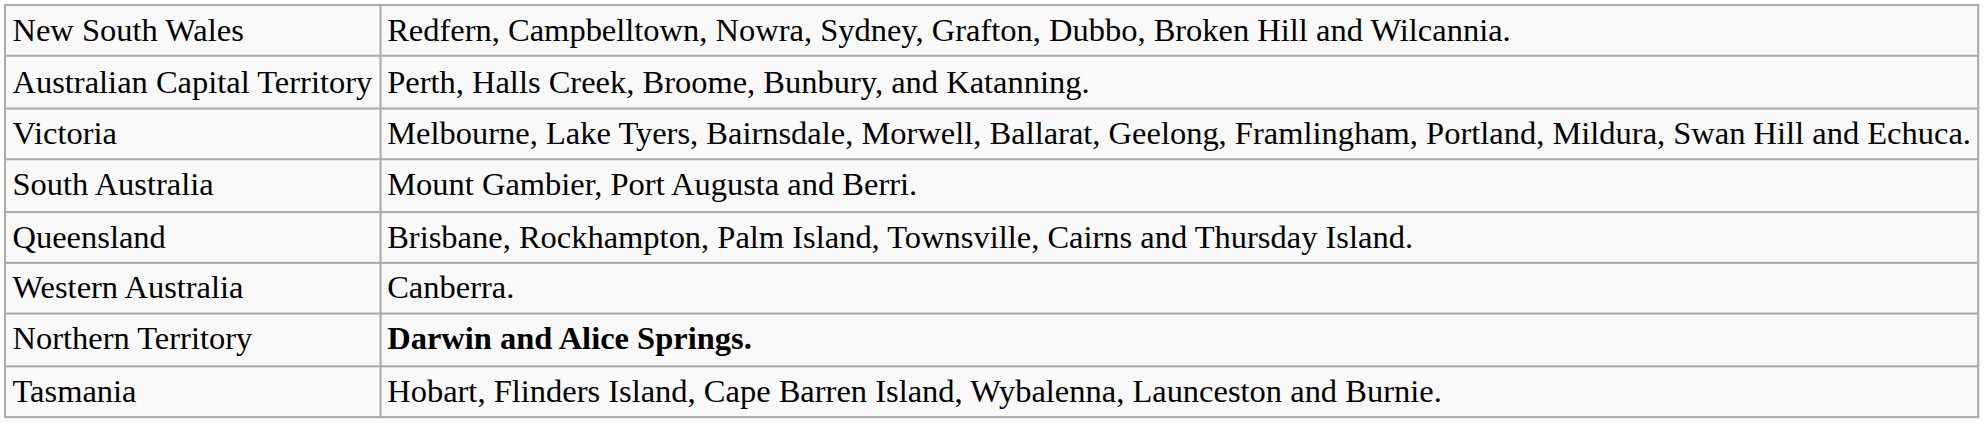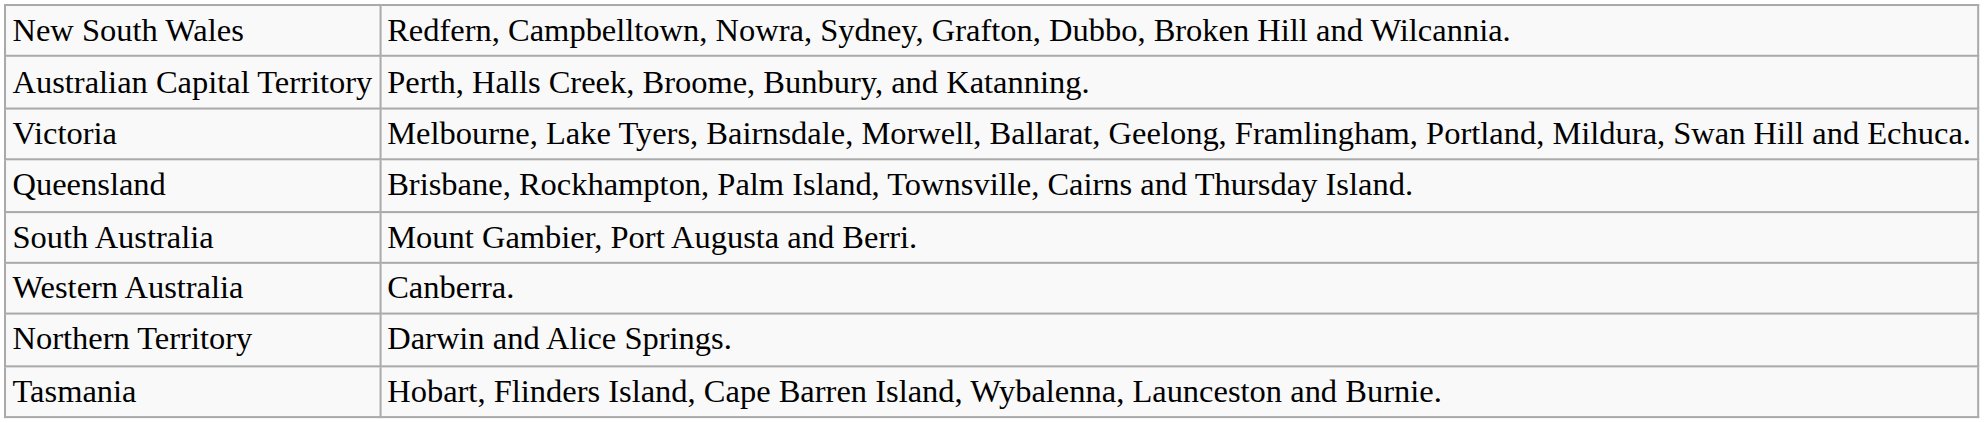rows swapped: (89, 236) <-> (113, 184)
(569, 339) bold -> (559, 339) normal
